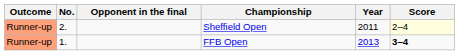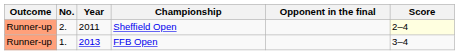columns swapped: (373, 12) <-> (139, 12)
(400, 42) bold -> (400, 42) normal
